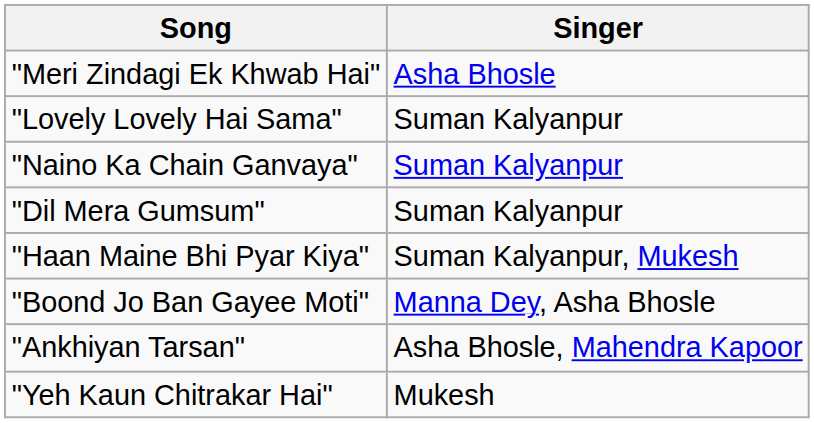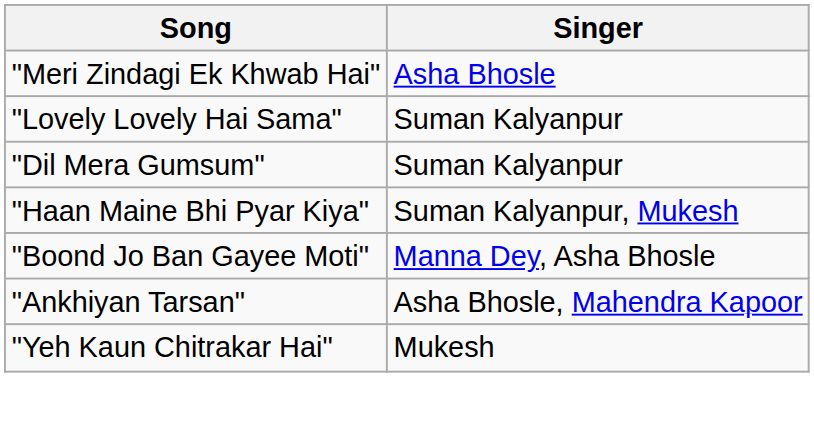- row: (185, 165)
